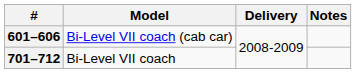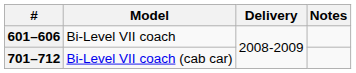(150, 37) Bi-Level VII coach (cab car) -> (121, 37) Bi-Level VII coach
(121, 58) Bi-Level VII coach -> (150, 58) Bi-Level VII coach (cab car)
